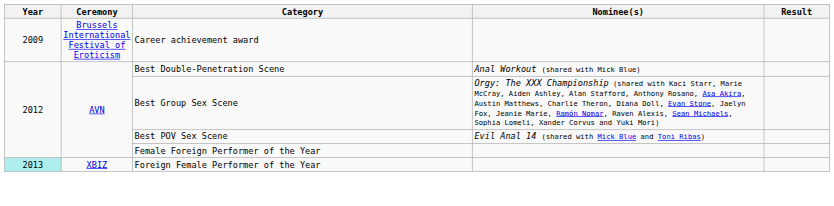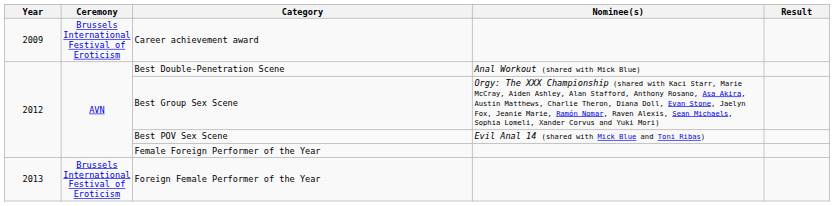(33, 165) paleturquoise background -> (33, 179) no background
(97, 165) XBIZ -> (97, 179) Brussels International Festival of Eroticism
